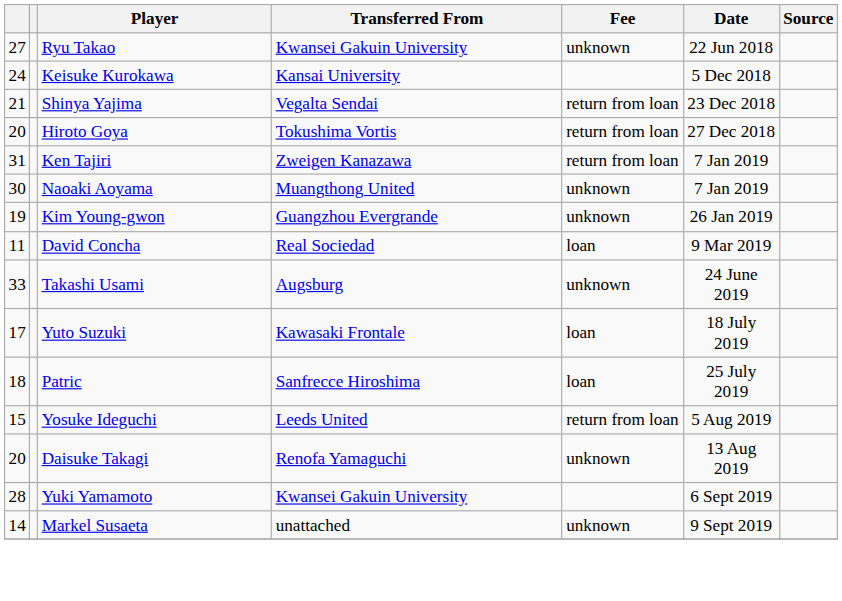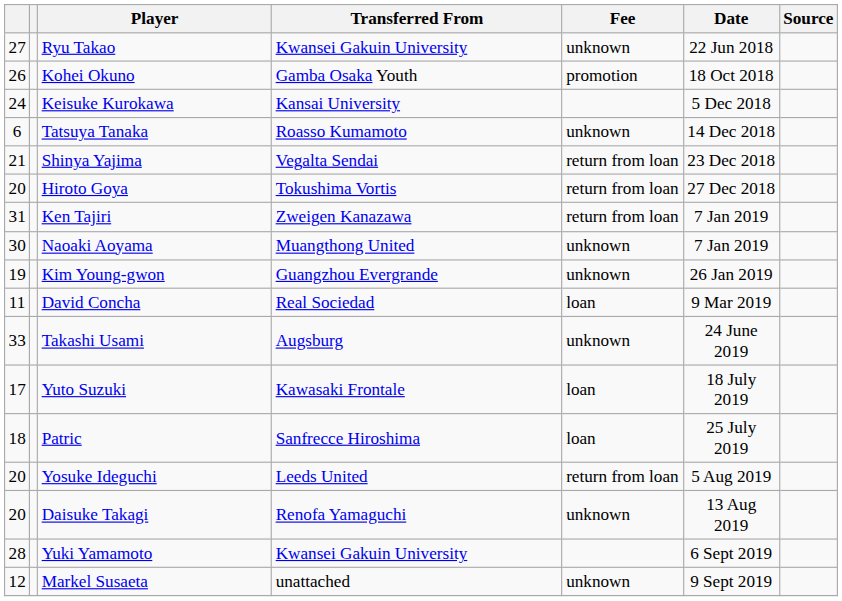+ row: (88, 75)
+ row: (95, 132)
(17, 419) 15 -> (17, 476) 20
(17, 525) 14 -> (17, 581) 12
